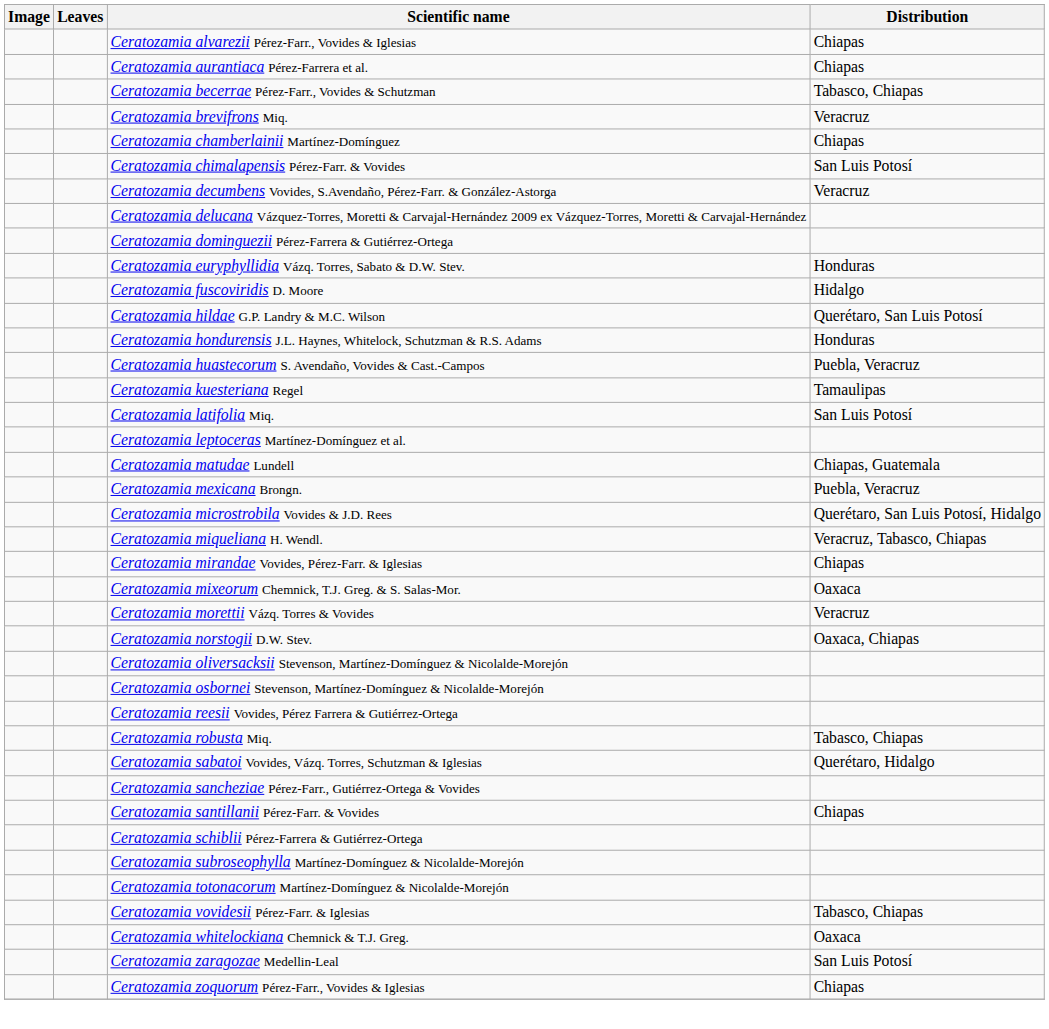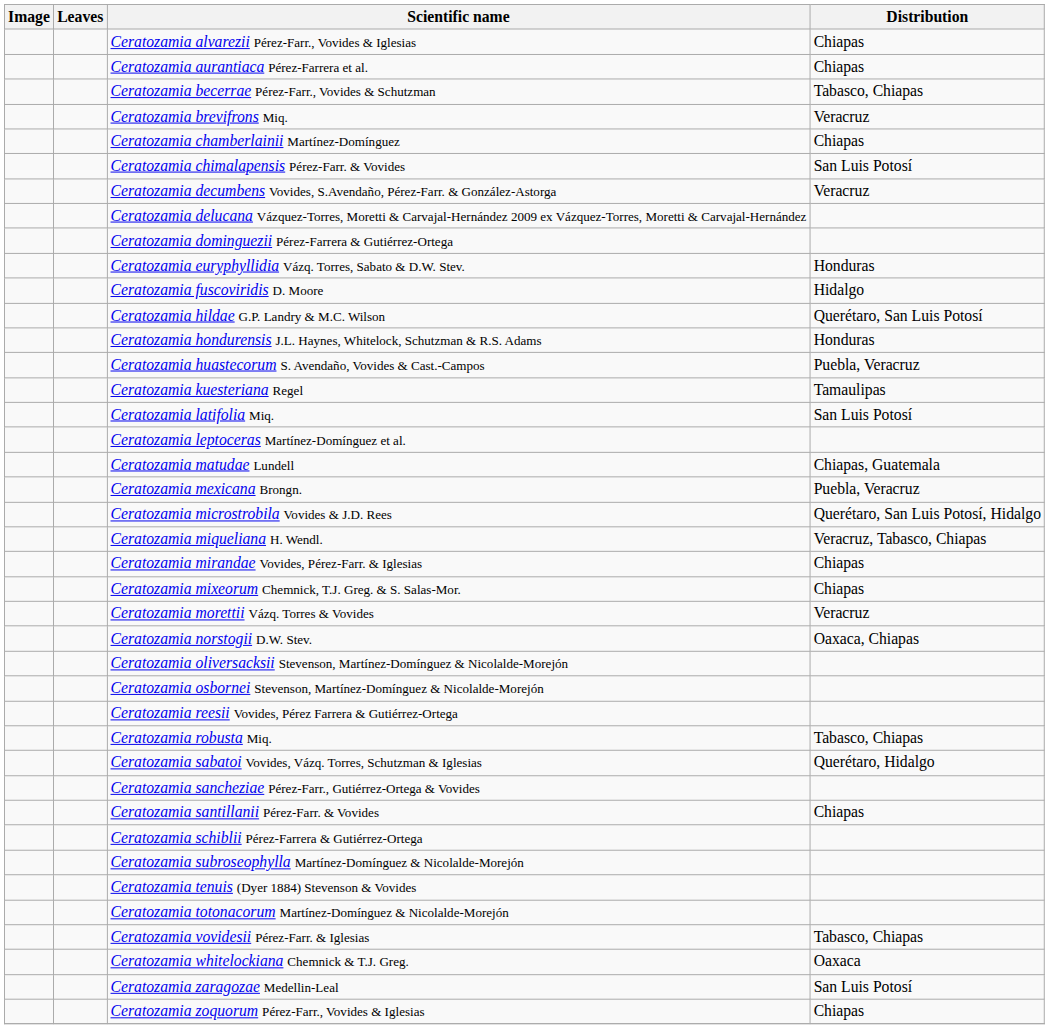(837, 588) Oaxaca -> (839, 588) Chiapas
+ row: (263, 887)
